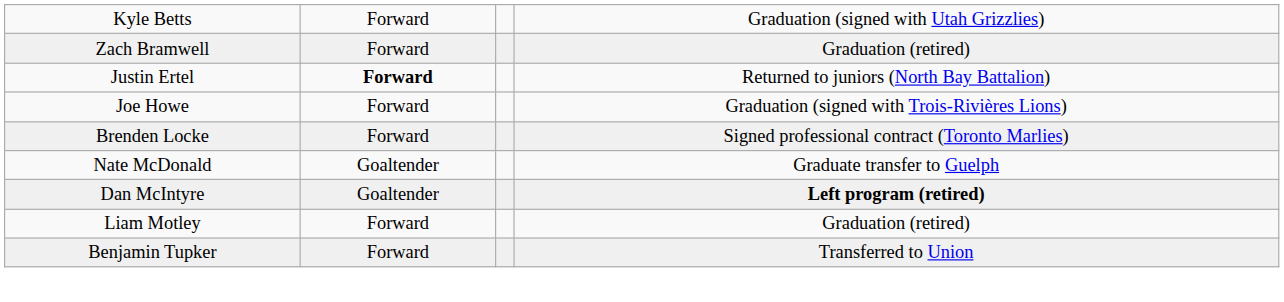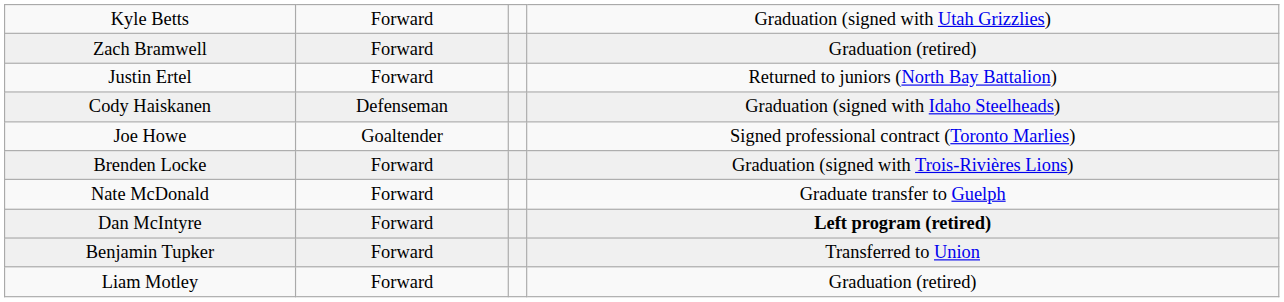(398, 77) bold -> (402, 77) normal
+ row: (150, 106)
(398, 106) Forward -> (402, 135) Goaltender
(896, 106) Graduation (signed with Trois-Rivières Lions) -> (903, 135) Signed professional contract (Toronto Marlies)
(896, 135) Signed professional contract (Toronto Marlies) -> (903, 164) Graduation (signed with Trois-Rivières Lions)
(398, 164) Goaltender -> (402, 194) Forward
(398, 194) Goaltender -> (402, 223) Forward
rows swapped: (152, 223) <-> (152, 252)
